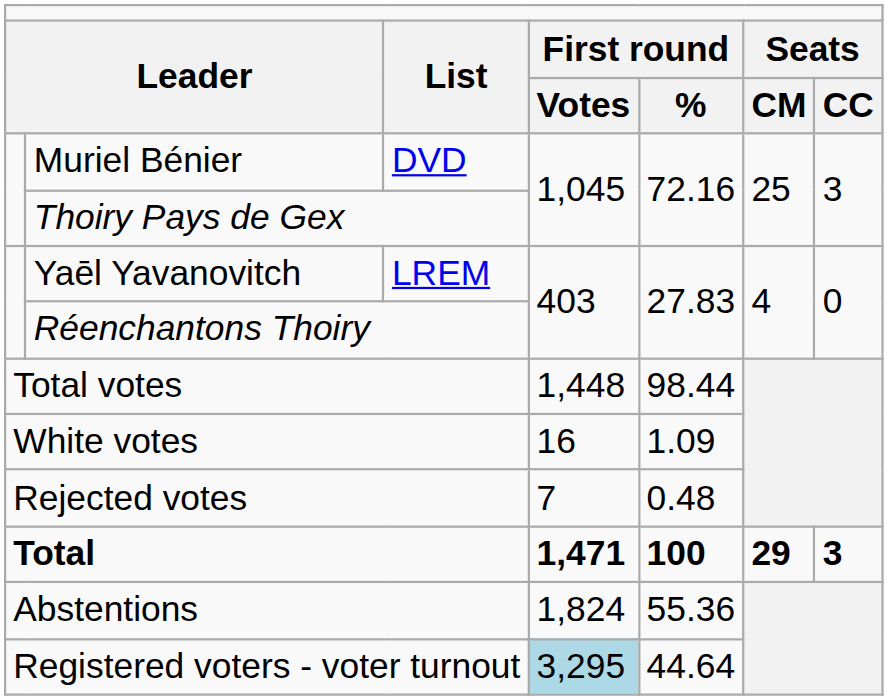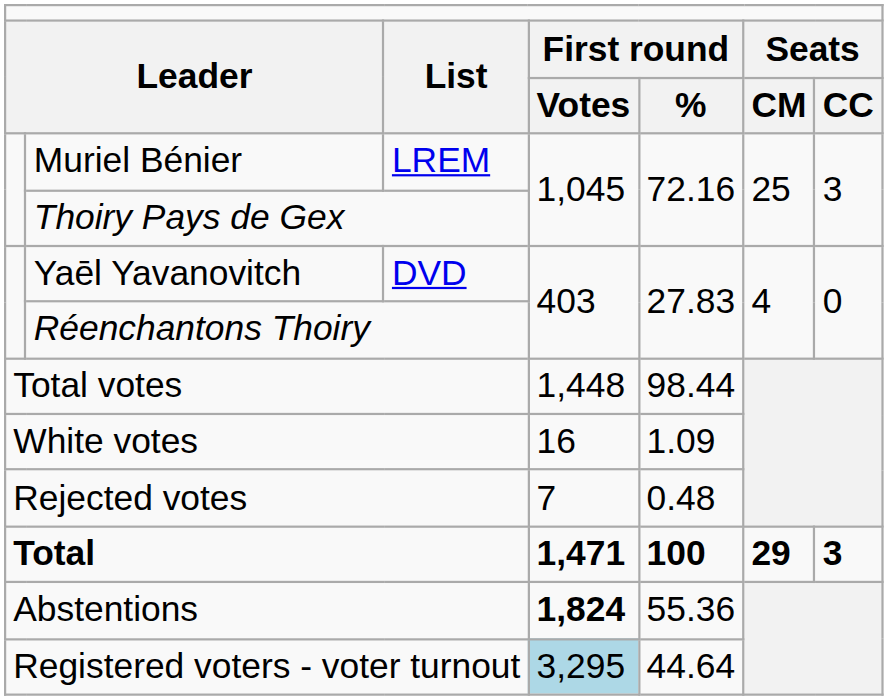(429, 160) DVD -> (441, 160) LREM
(441, 273) LREM -> (429, 273) DVD
(581, 609) normal -> (581, 609) bold
